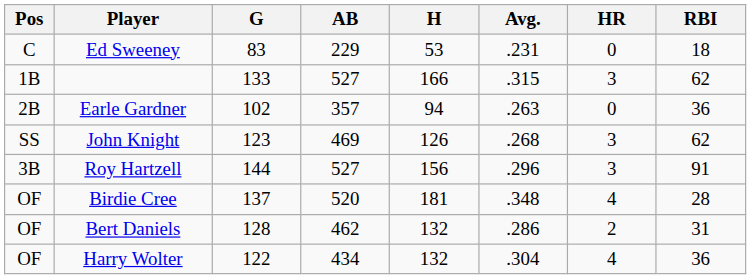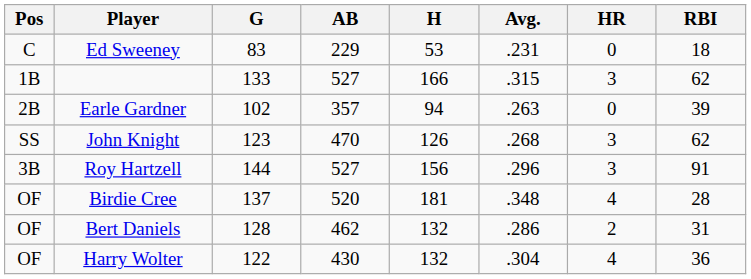(701, 109) 36 -> (701, 109) 39
(345, 139) 469 -> (345, 139) 470
(345, 259) 434 -> (345, 259) 430
